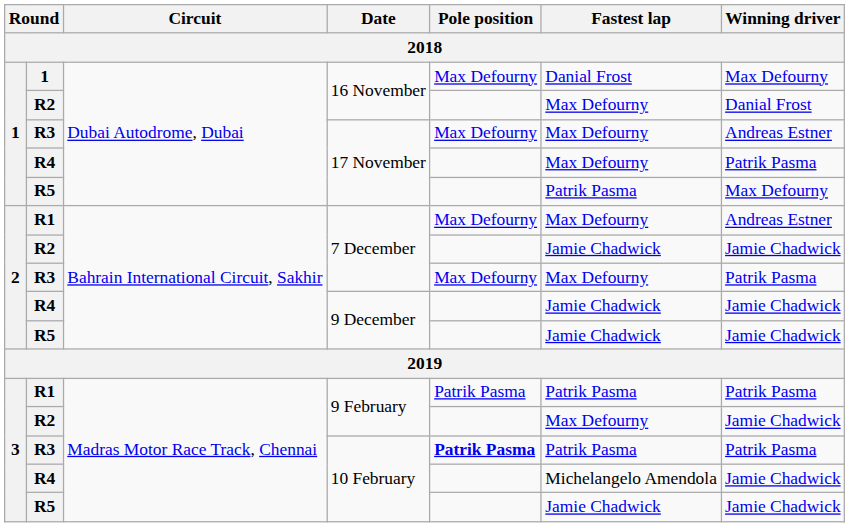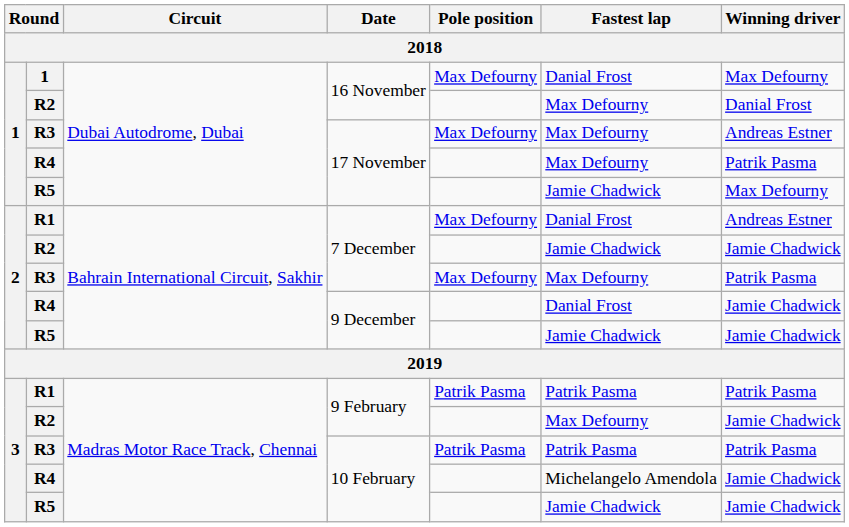(591, 190) Patrik Pasma -> (603, 190) Jamie Chadwick
(597, 219) Max Defourny -> (589, 219) Danial Frost
(603, 305) Jamie Chadwick -> (589, 305) Danial Frost
(485, 449) bold -> (480, 449) normal
